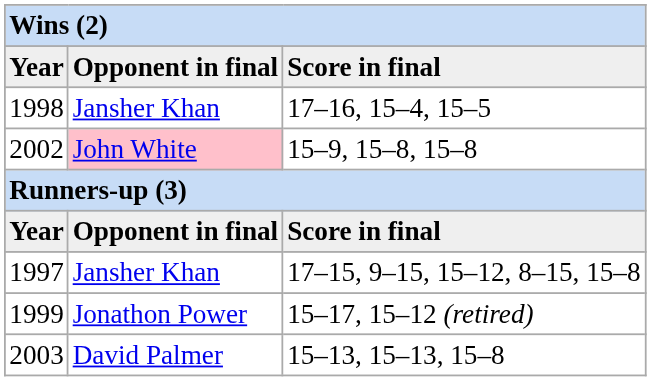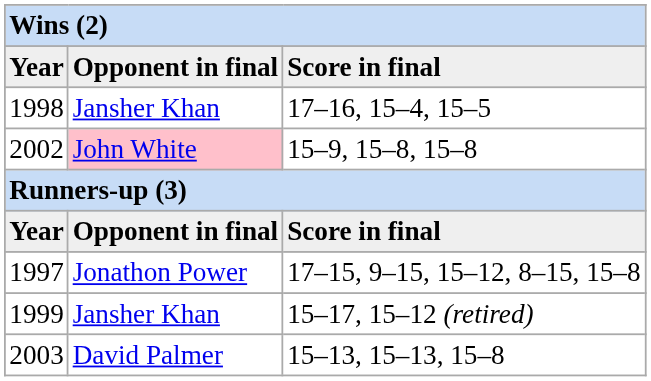(146, 272) Jansher Khan -> (160, 272) Jonathon Power
(160, 313) Jonathon Power -> (146, 313) Jansher Khan
